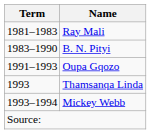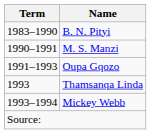- row: (83, 31)
+ row: (90, 48)
